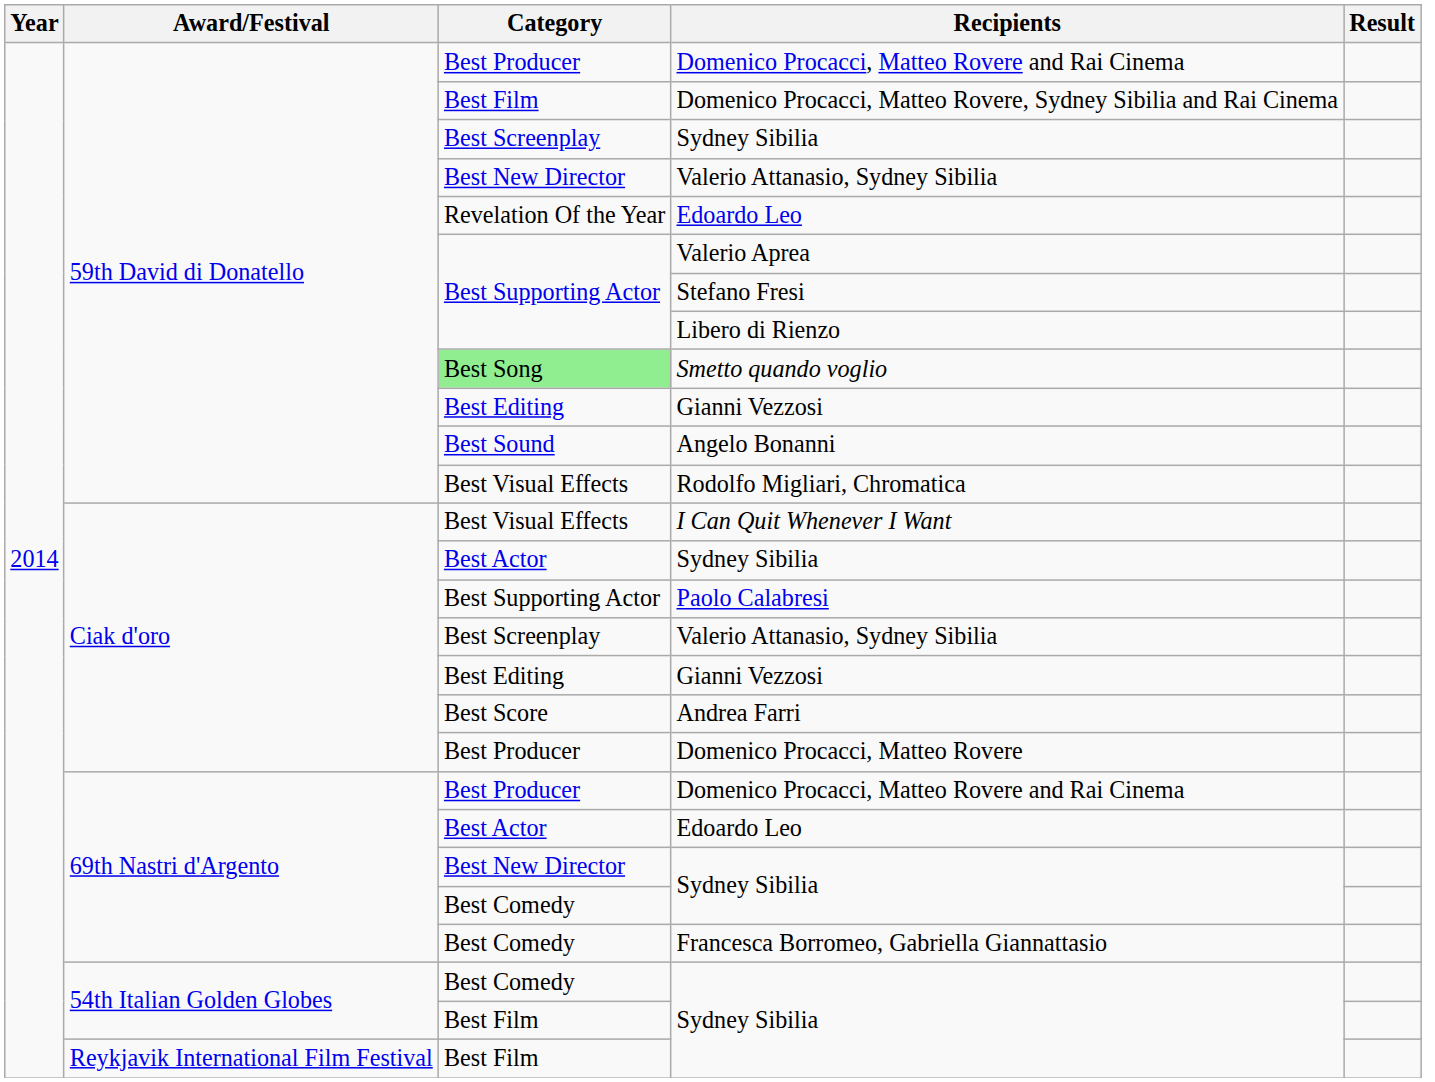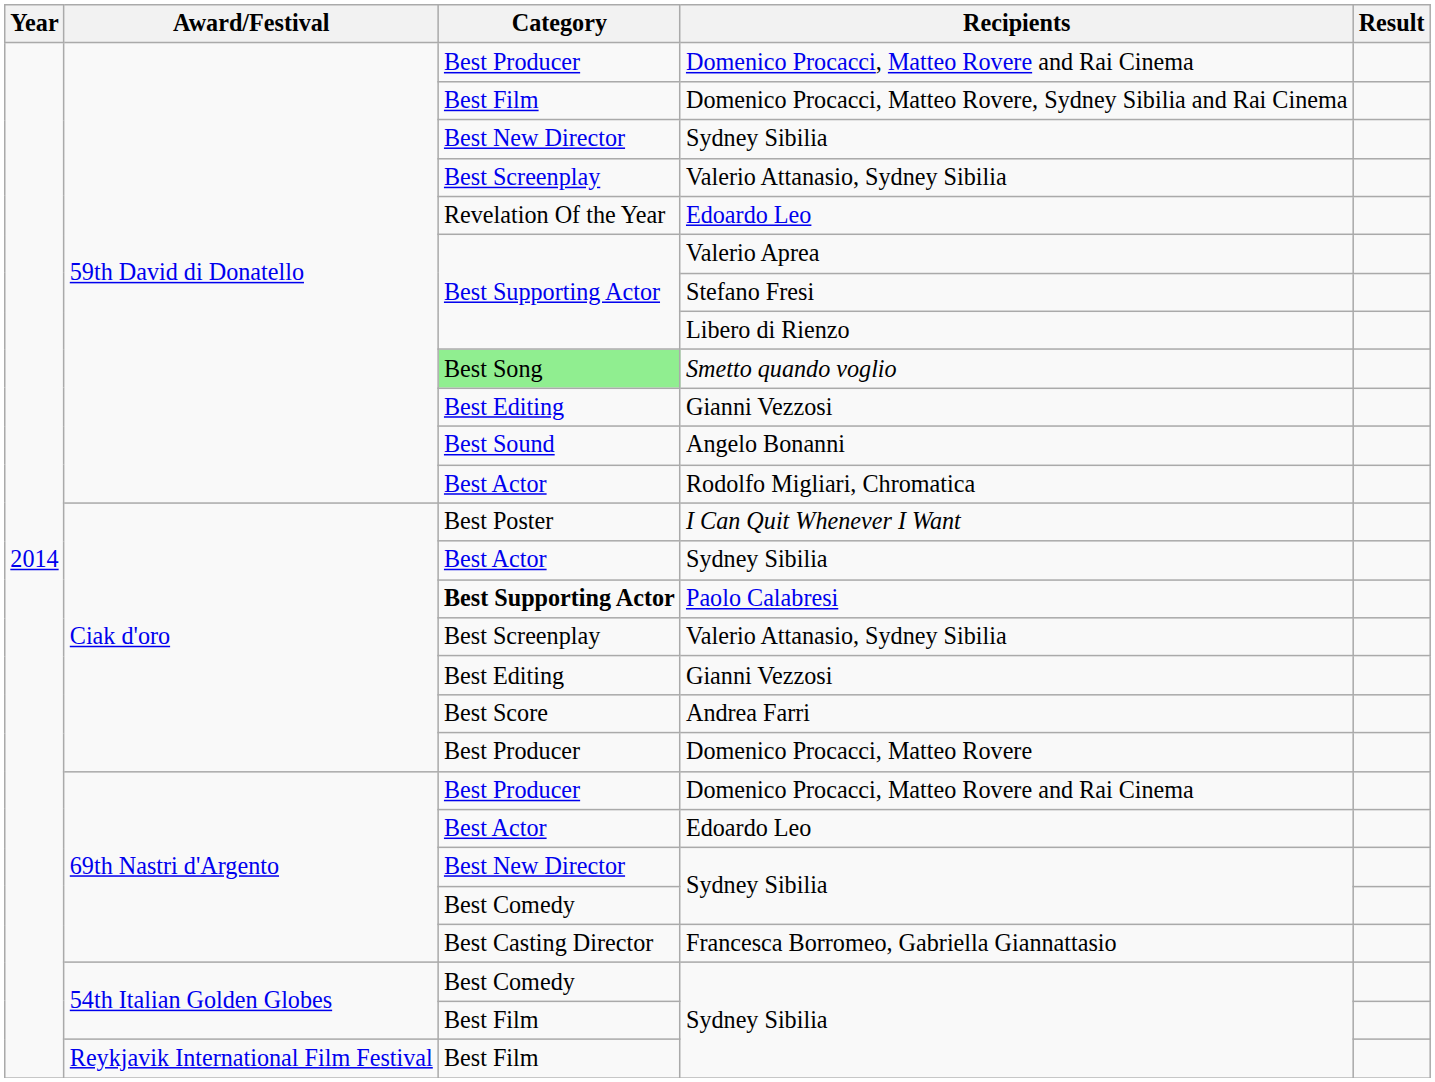(522, 138) Best Screenplay -> (535, 138) Best New Director
(535, 176) Best New Director -> (522, 176) Best Screenplay
(536, 483) Best Visual Effects -> (495, 483) Best Actor
(536, 521) Best Visual Effects -> (499, 521) Best Poster
(552, 598) normal -> (559, 598) bold
(509, 943) Best Comedy -> (549, 943) Best Casting Director
